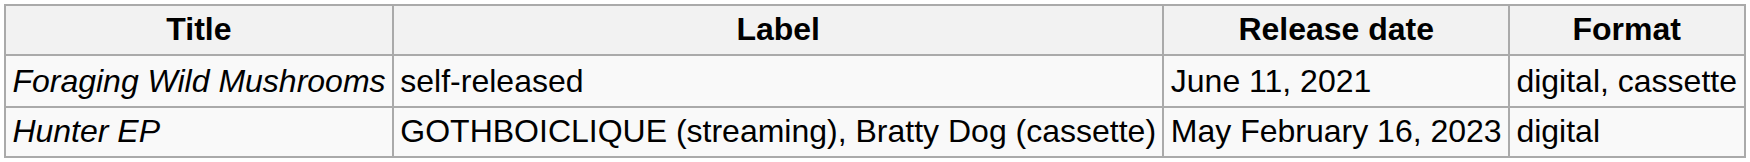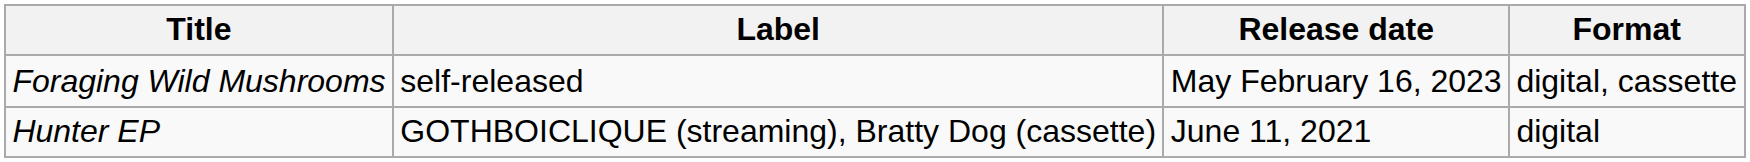(1271, 80) June 11, 2021 -> (1336, 80) May February 16, 2023
(1336, 131) May February 16, 2023 -> (1271, 131) June 11, 2021
